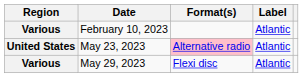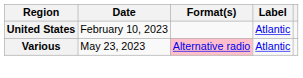(41, 30) Various -> (41, 30) United States
(41, 47) United States -> (41, 47) Various
- row: (113, 64)
